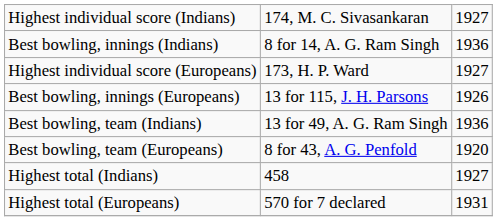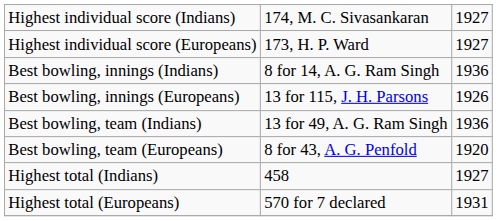rows swapped: (132, 70) <-> (113, 44)
